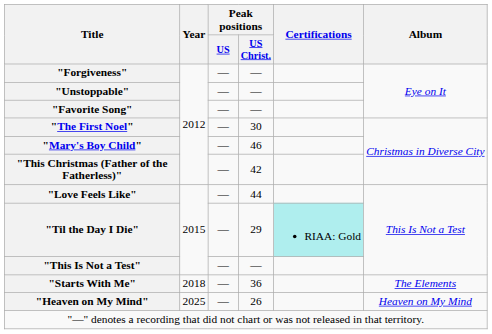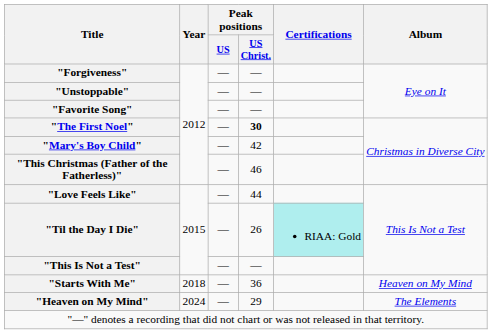(256, 127) normal -> (256, 127) bold
(256, 145) 46 -> (256, 145) 42
(256, 169) 42 -> (256, 169) 46
(256, 229) 29 -> (256, 229) 26
(425, 283) The Elements -> (425, 283) Heaven on My Mind
(194, 301) 2025 -> (194, 301) 2024
(256, 301) 26 -> (256, 301) 29
(425, 301) Heaven on My Mind -> (425, 301) The Elements
